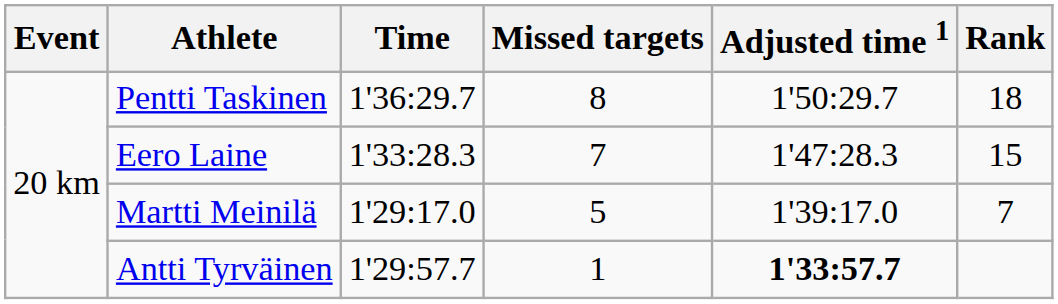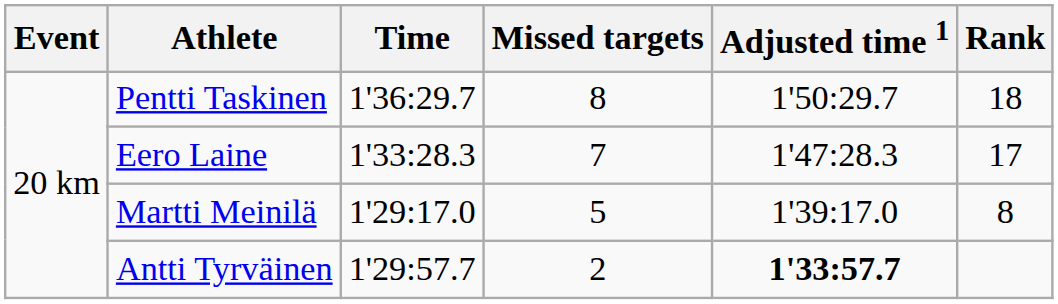(1005, 155) 15 -> (1005, 155) 17
(1005, 211) 7 -> (1005, 211) 8
(598, 268) 1 -> (598, 268) 2
